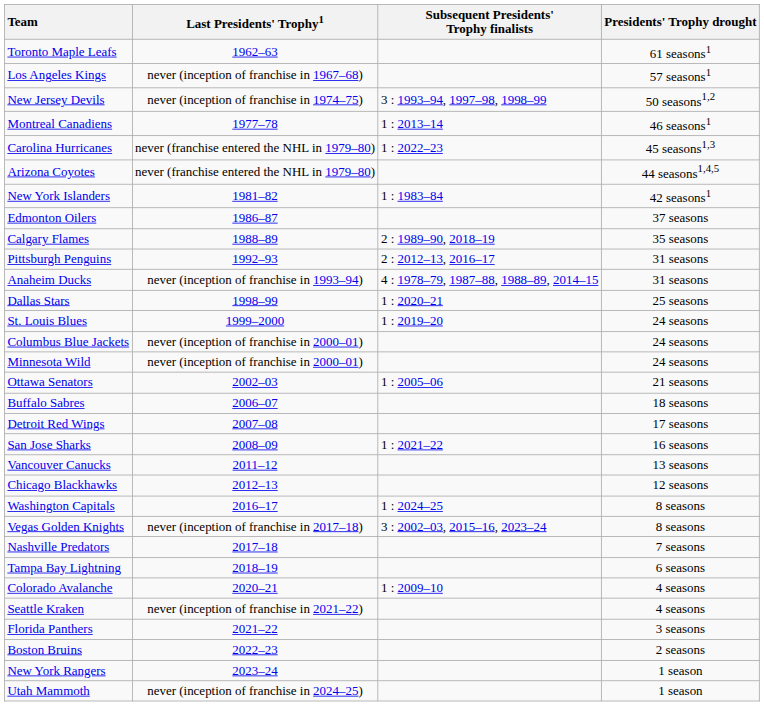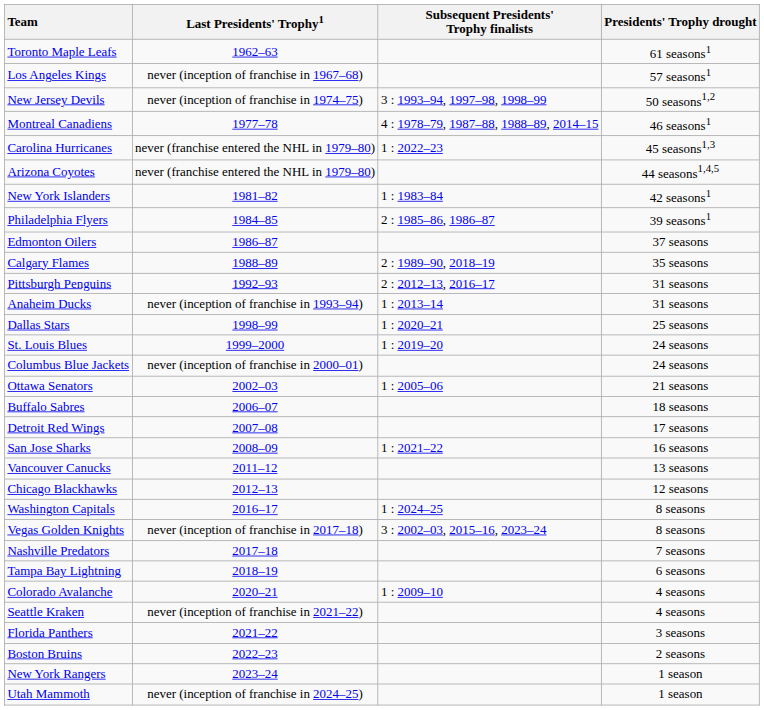(412, 123) 1 : 2013–14 -> (490, 123) 4 : 1978–79, 1987–88, 1988–89, 2014–15
+ row: (58, 220)
(490, 279) 4 : 1978–79, 1987–88, 1988–89, 2014–15 -> (412, 304) 1 : 2013–14
- row: (49, 362)
